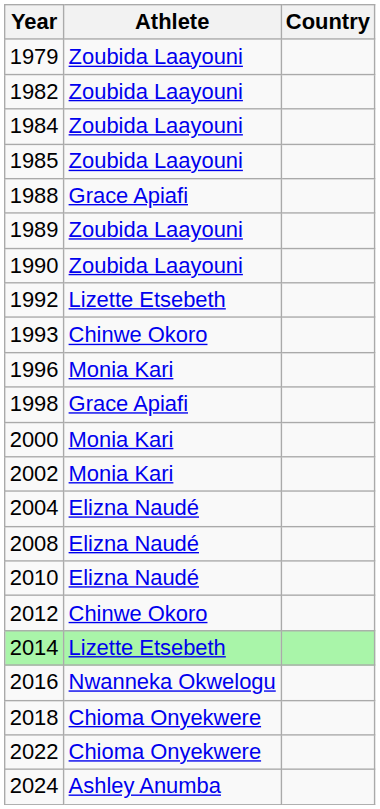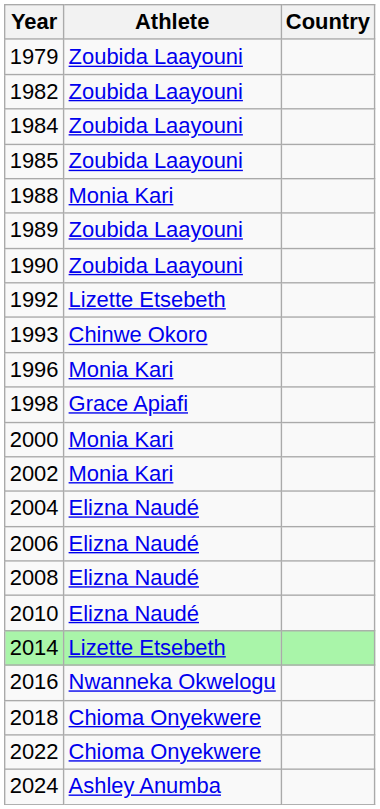(128, 195) Grace Apiafi -> (121, 195) Monia Kari
+ row: (34, 543)
- row: (34, 612)
